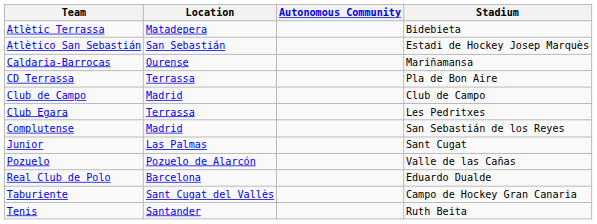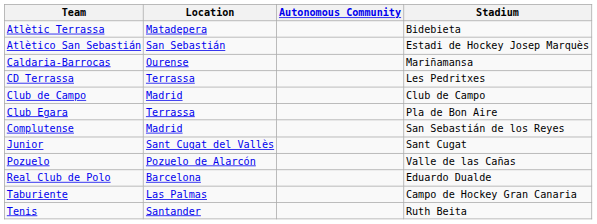(452, 79) Pla de Bon Aire -> (446, 79) Les Pedritxes
(446, 112) Les Pedritxes -> (452, 112) Pla de Bon Aire
(176, 145) Las Palmas -> (210, 145) Sant Cugat del Vallès
(210, 194) Sant Cugat del Vallès -> (176, 194) Las Palmas
